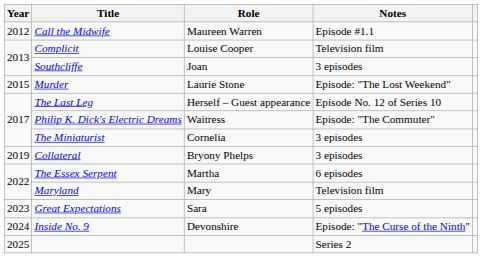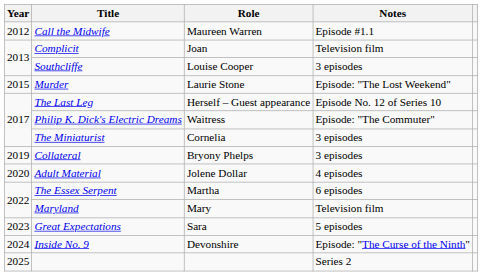(220, 48) Louise Cooper -> (197, 48) Joan
(197, 66) Joan -> (220, 66) Louise Cooper
+ row: (68, 173)
